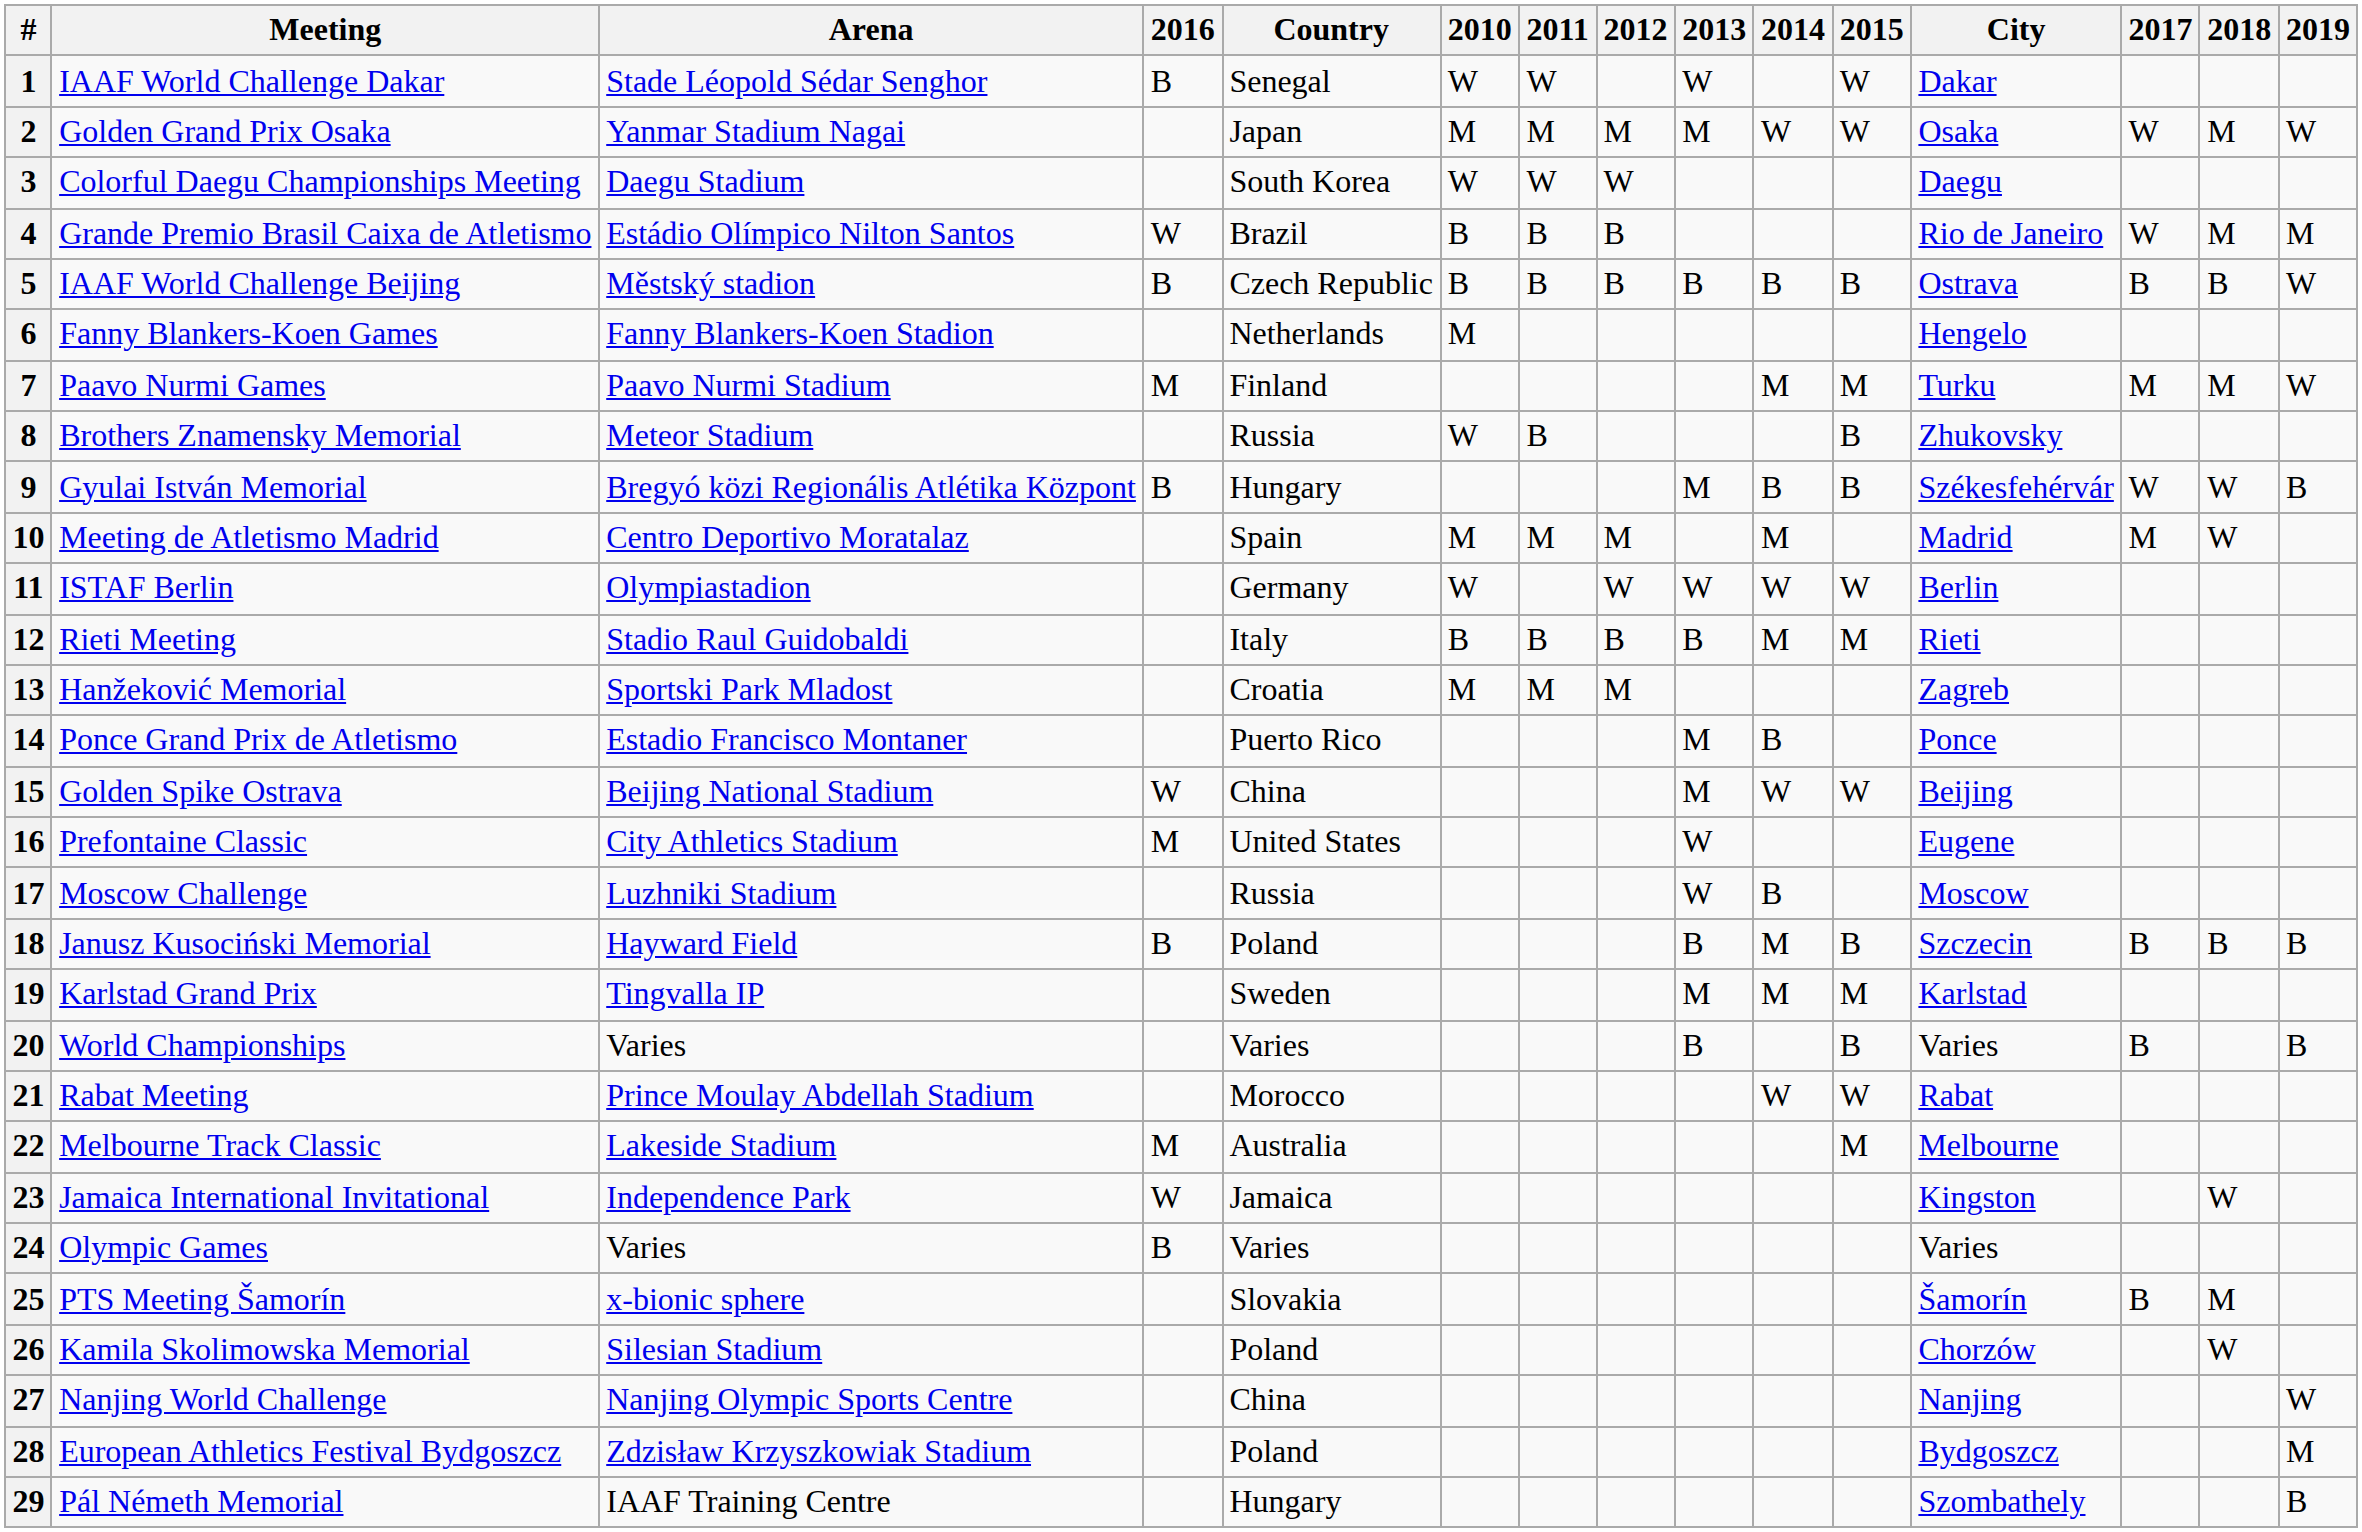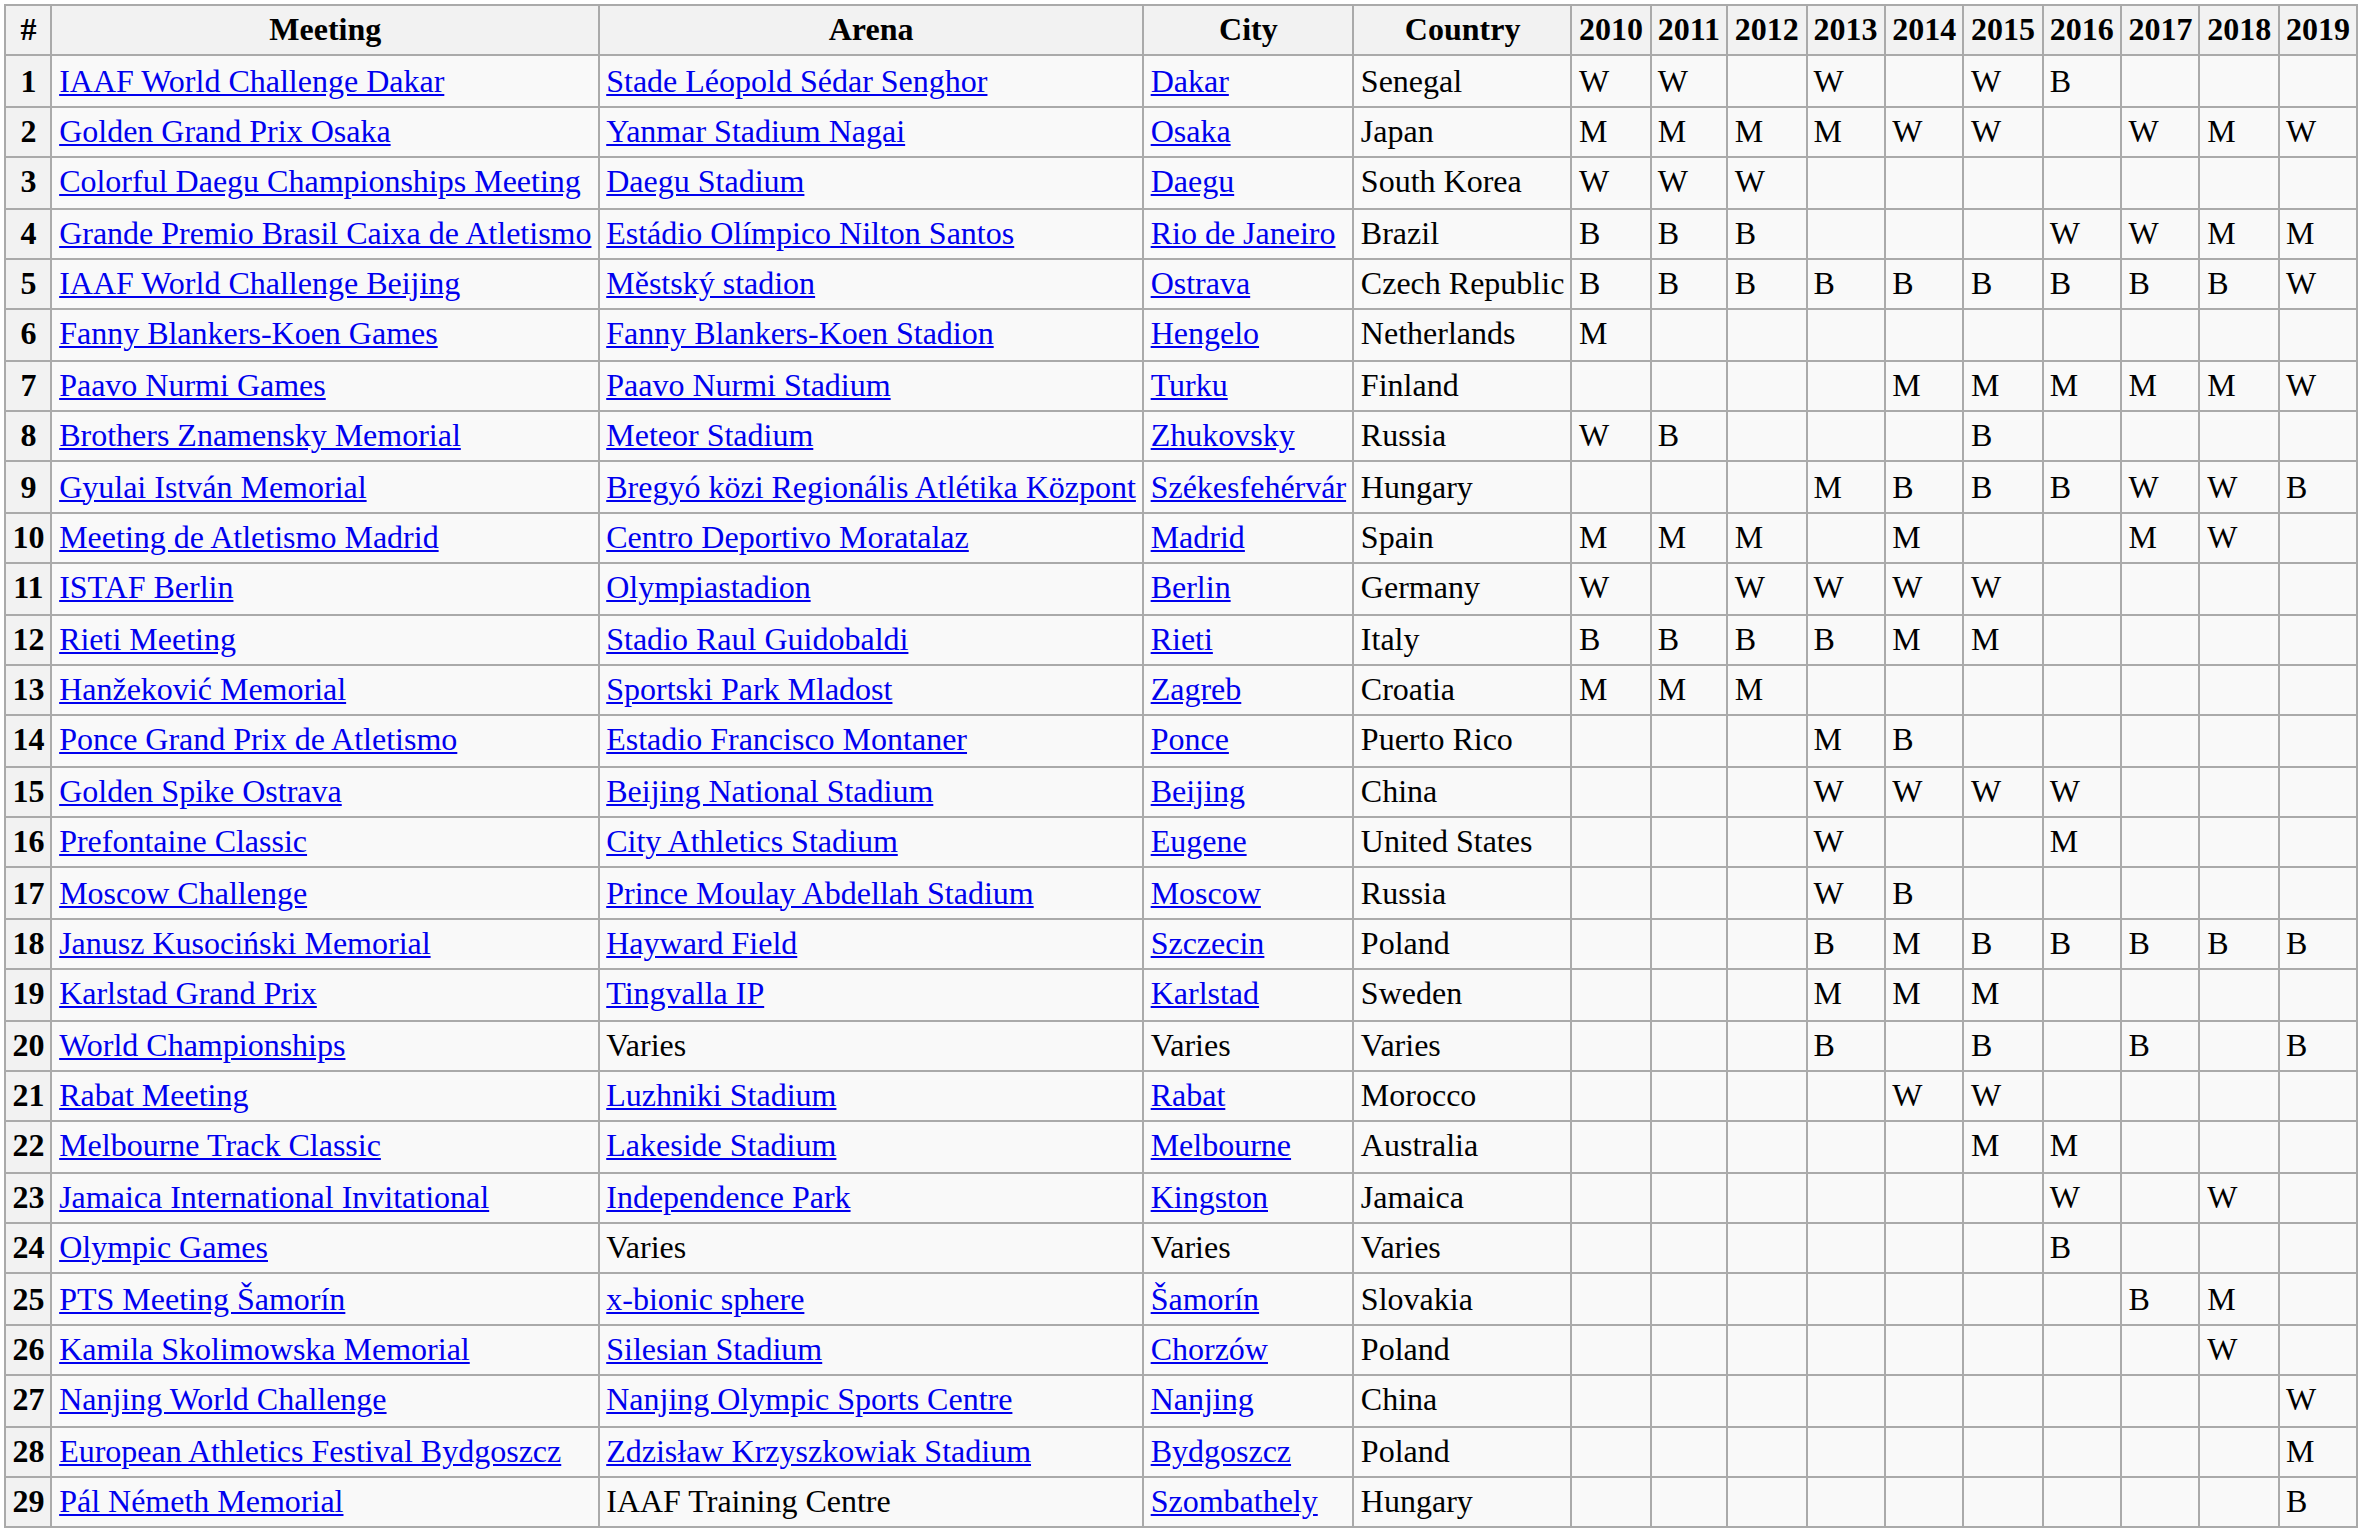columns swapped: (2016, 29) <-> (1183, 29)
(1696, 791) M -> (1829, 791) W
(721, 892) Luzhniki Stadium -> (820, 892) Prince Moulay Abdellah Stadium
(820, 1095) Prince Moulay Abdellah Stadium -> (721, 1095) Luzhniki Stadium
